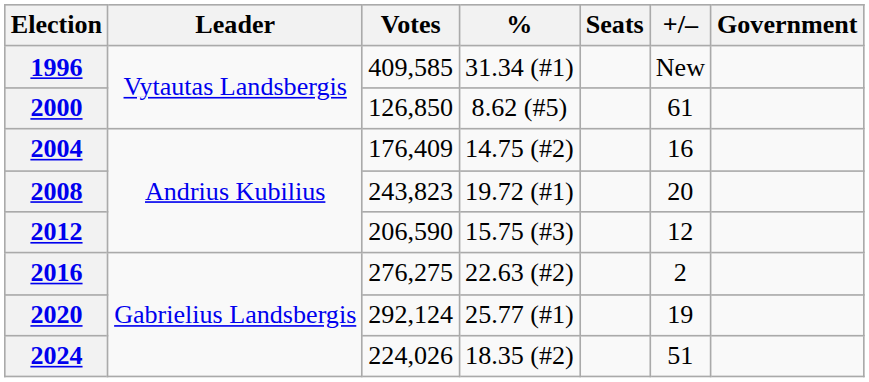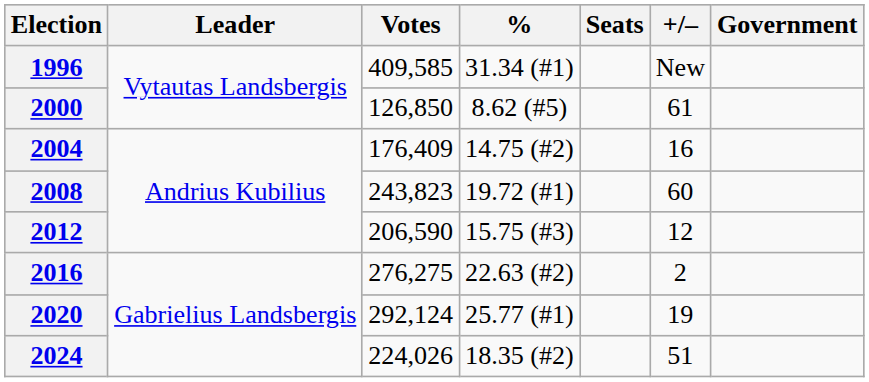(680, 190) 20 -> (680, 190) 60
